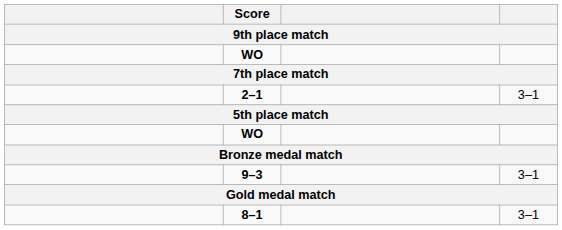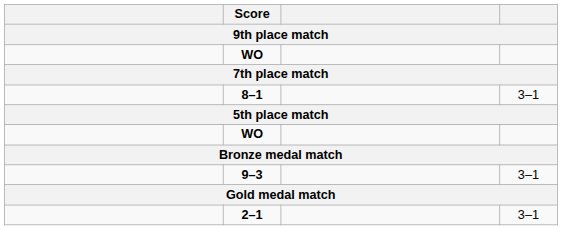rows swapped: (252, 94) <-> (252, 214)
